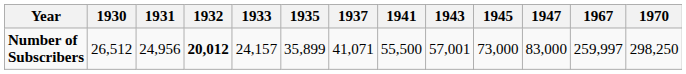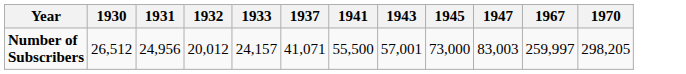- column: (305, 16)
(208, 48) bold -> (208, 48) normal
(546, 48) 83,000 -> (498, 48) 83,003
(654, 48) 298,250 -> (606, 48) 298,205
